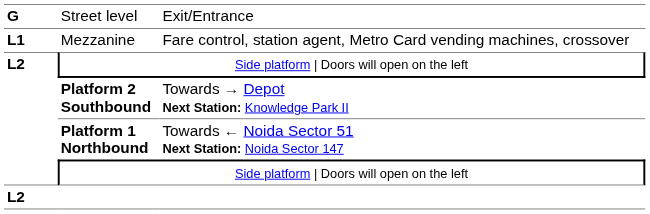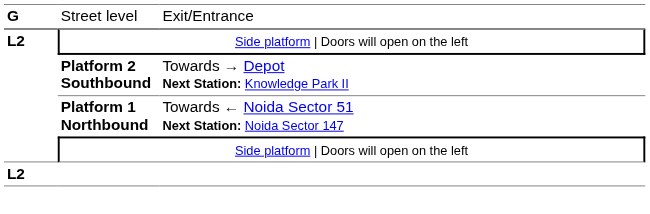- row: (98, 40)
